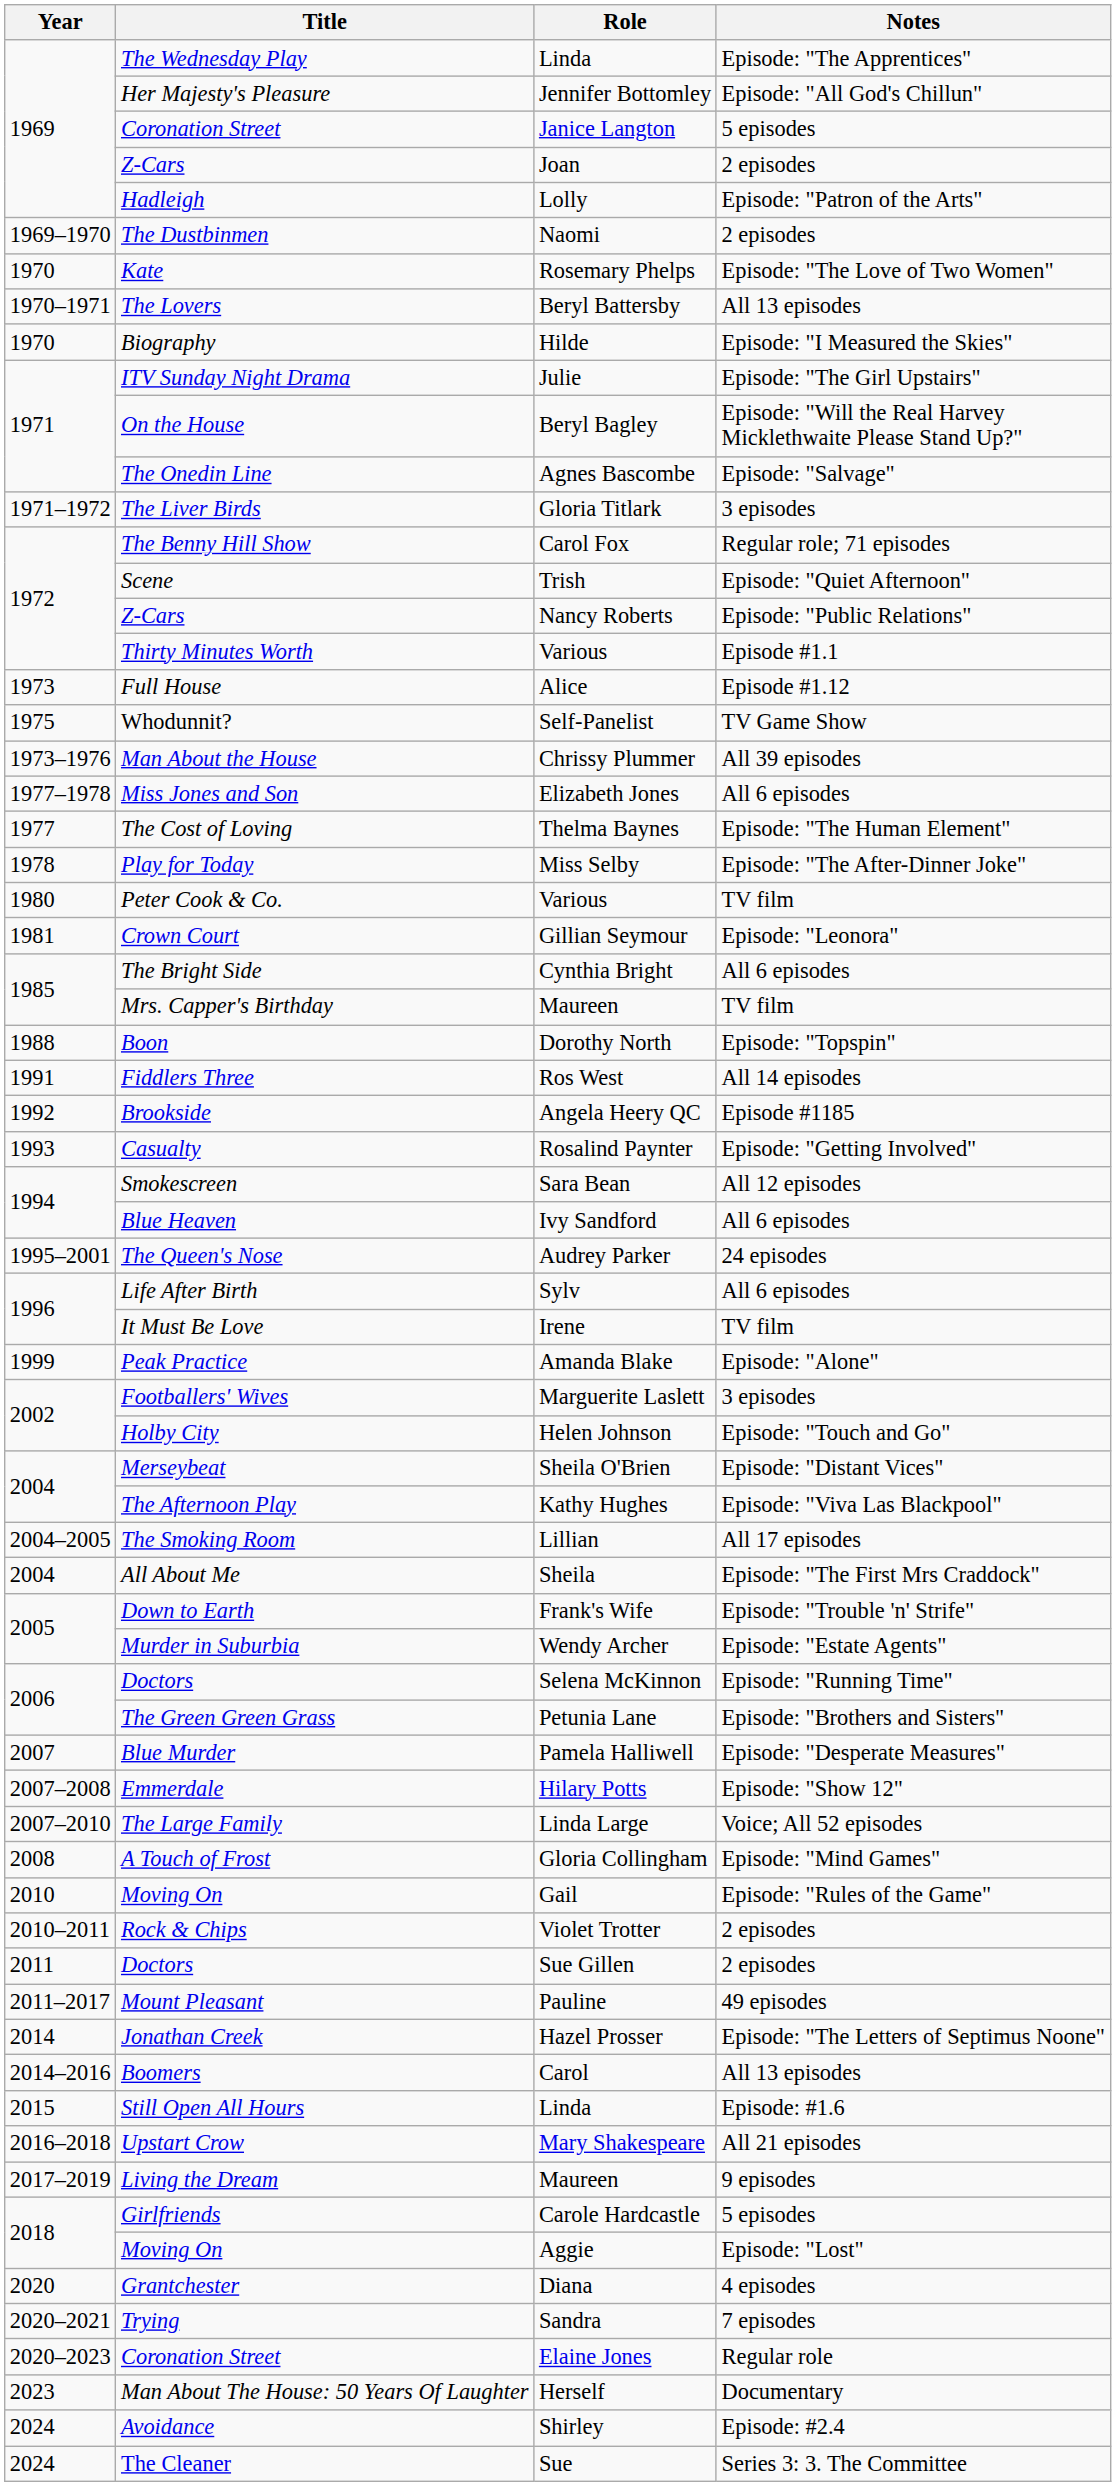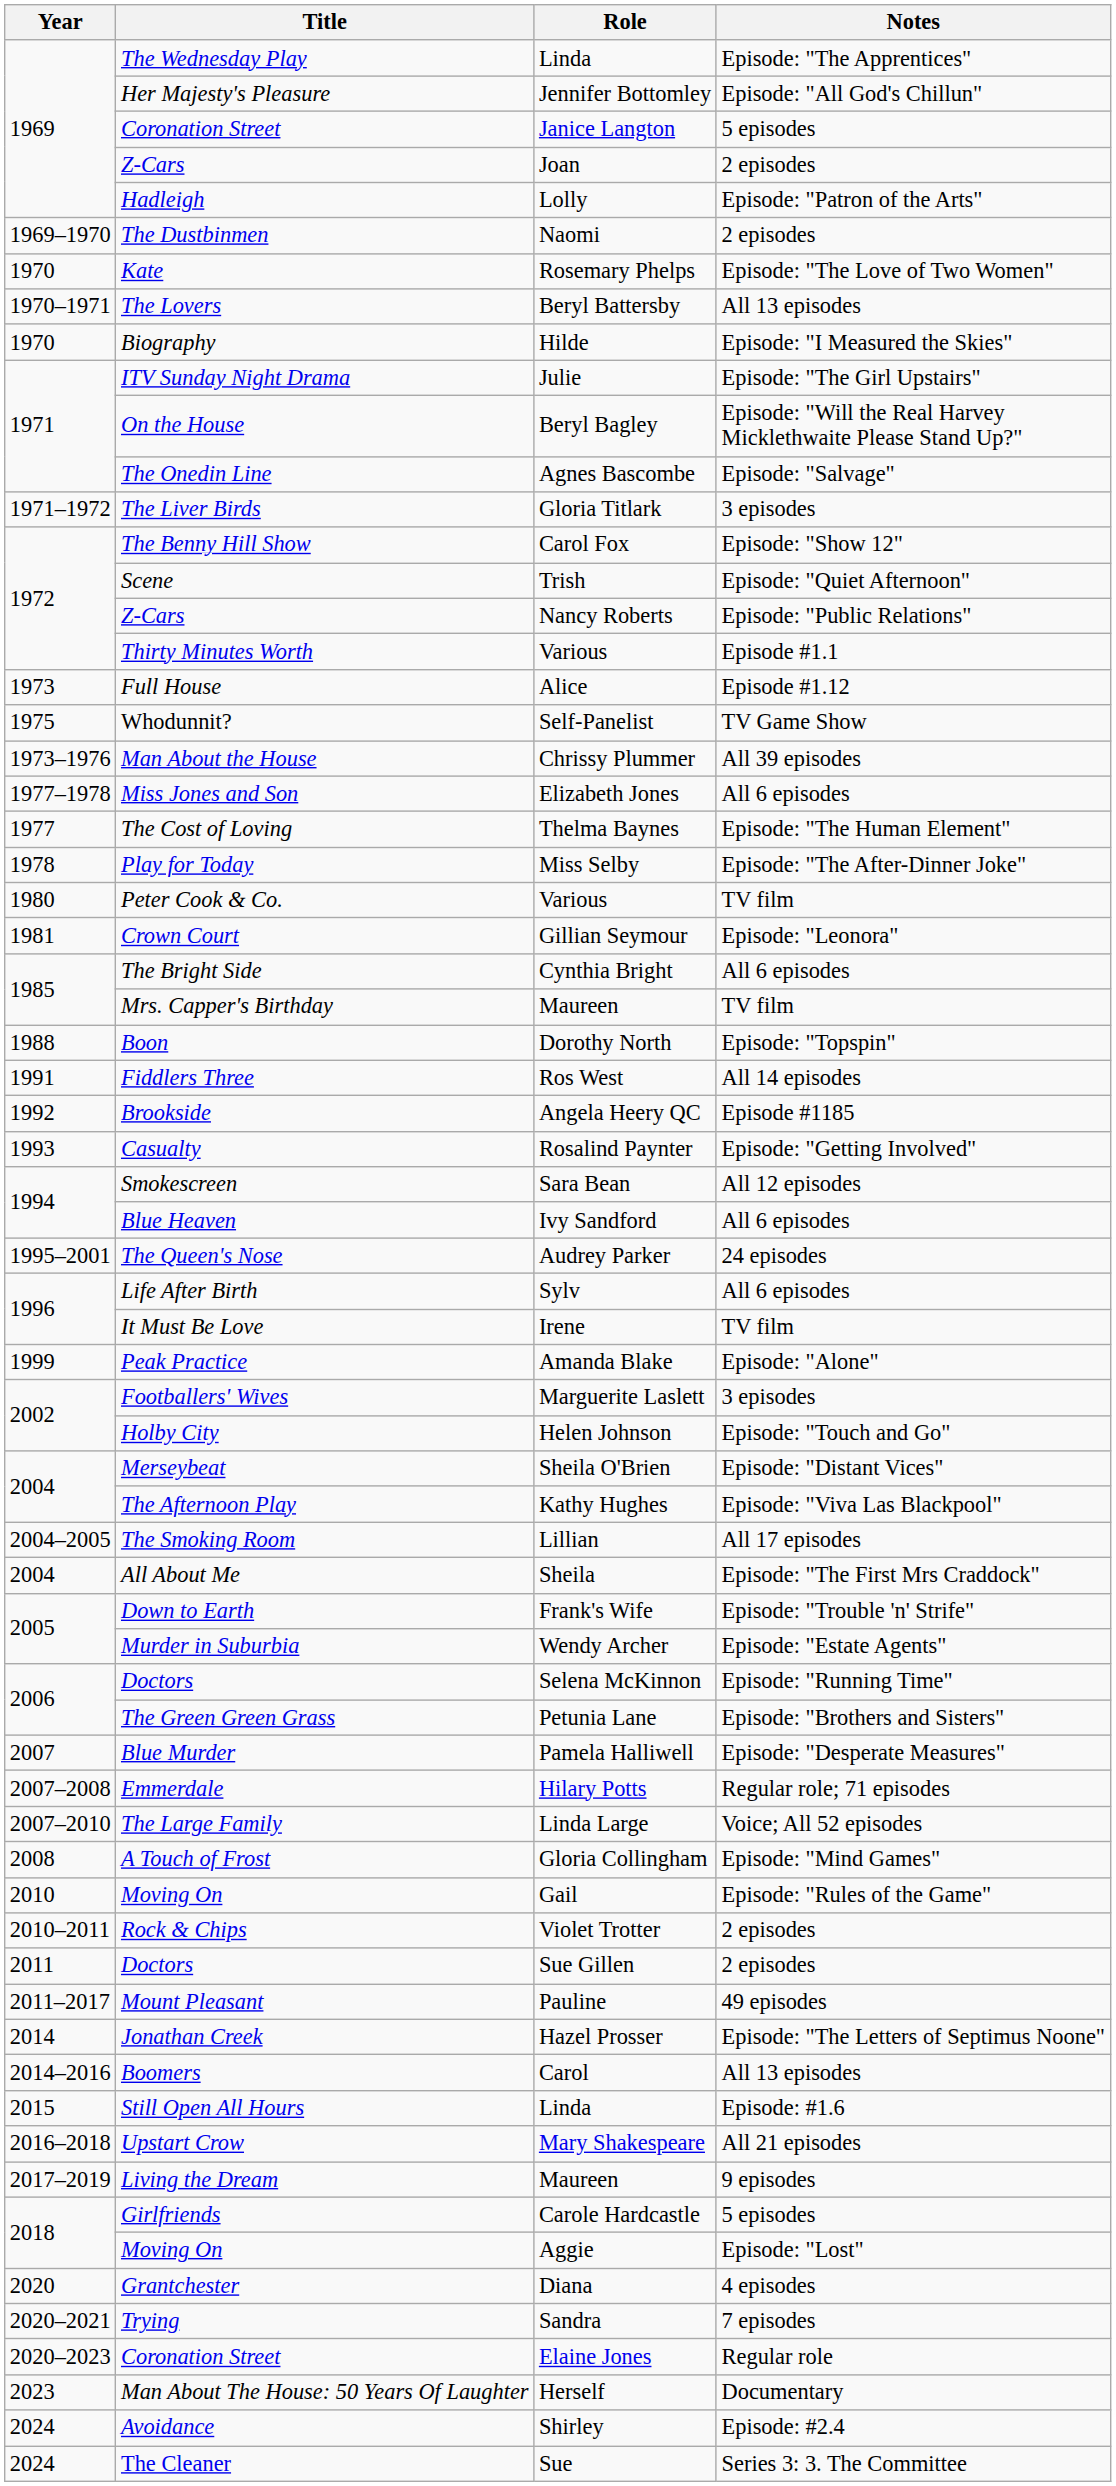(836, 544) Regular role; 71 episodes -> (812, 544) Episode: "Show 12"
(812, 1788) Episode: "Show 12" -> (836, 1788) Regular role; 71 episodes
